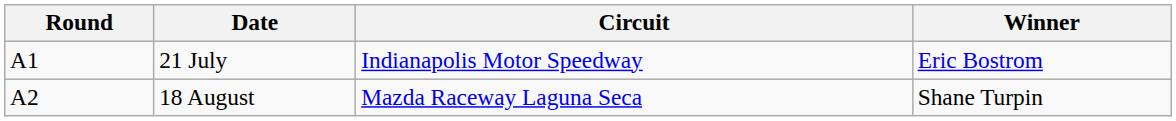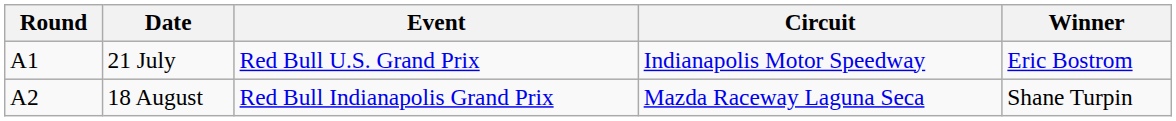+ column: (436, 23)
